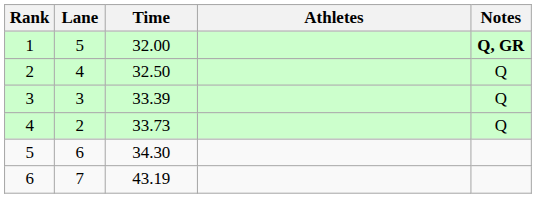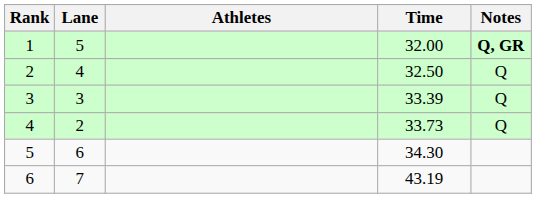columns swapped: (334, 17) <-> (151, 17)
